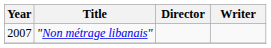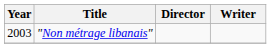(19, 33) 2007 -> (19, 33) 2003
